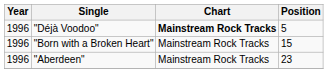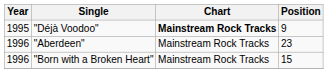(18, 28) 1996 -> (18, 28) 1995
(284, 28) 5 -> (284, 28) 9
rows swapped: (59, 60) <-> (94, 44)
